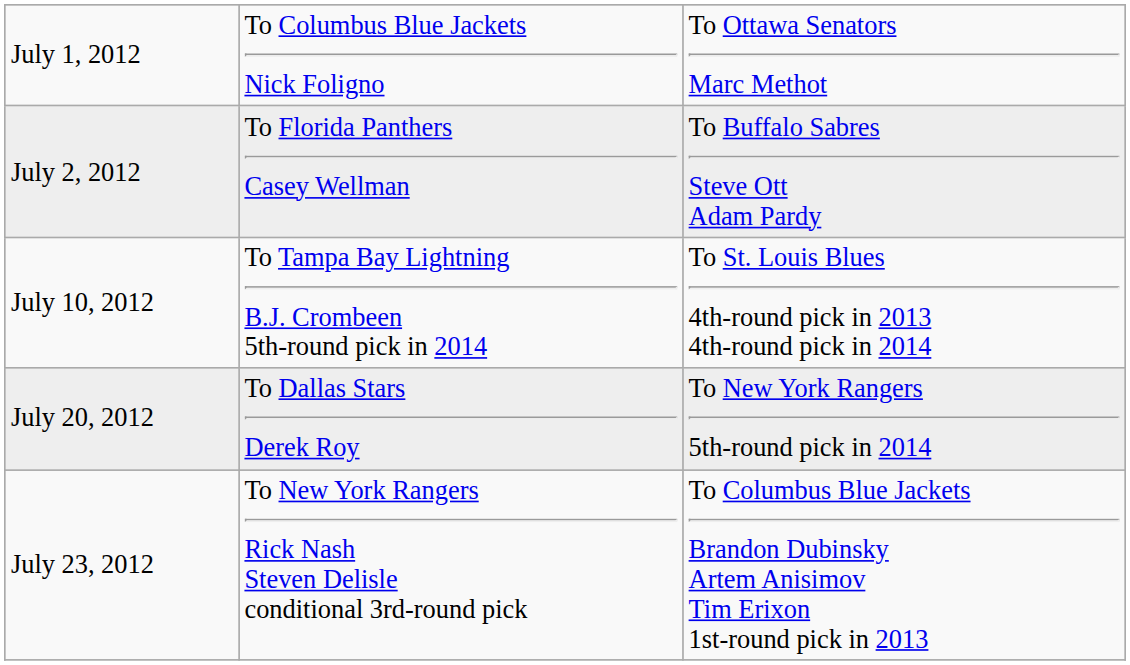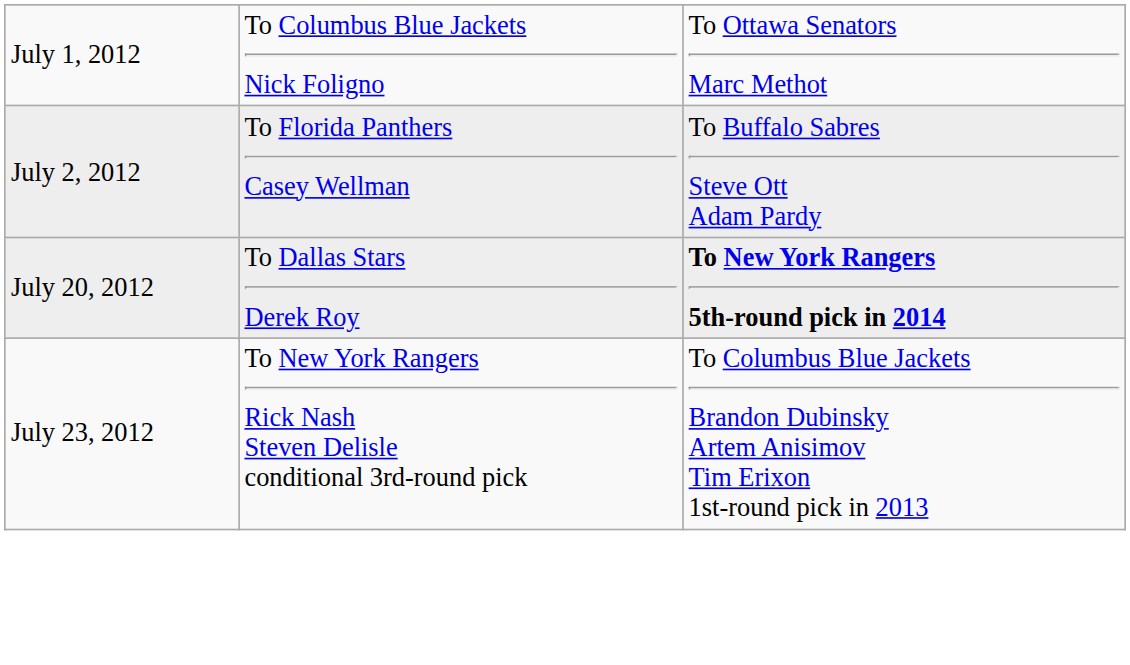- row: (82, 302)
(904, 418) normal -> (904, 287) bold
